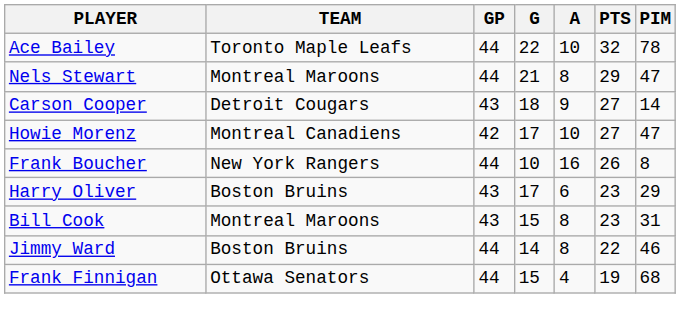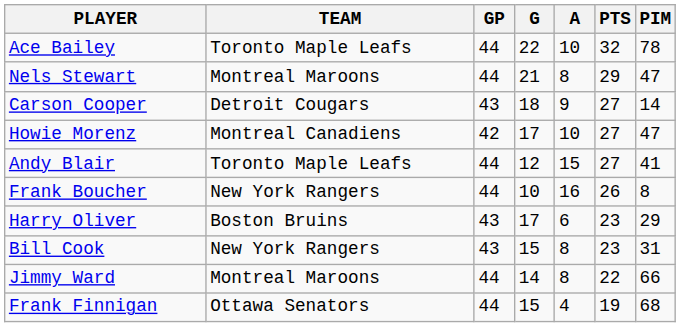+ row: (62, 163)
(295, 221) Montreal Maroons -> (295, 250) New York Rangers
(279, 250) Boston Bruins -> (295, 278) Montreal Maroons
(650, 250) 46 -> (650, 278) 66
